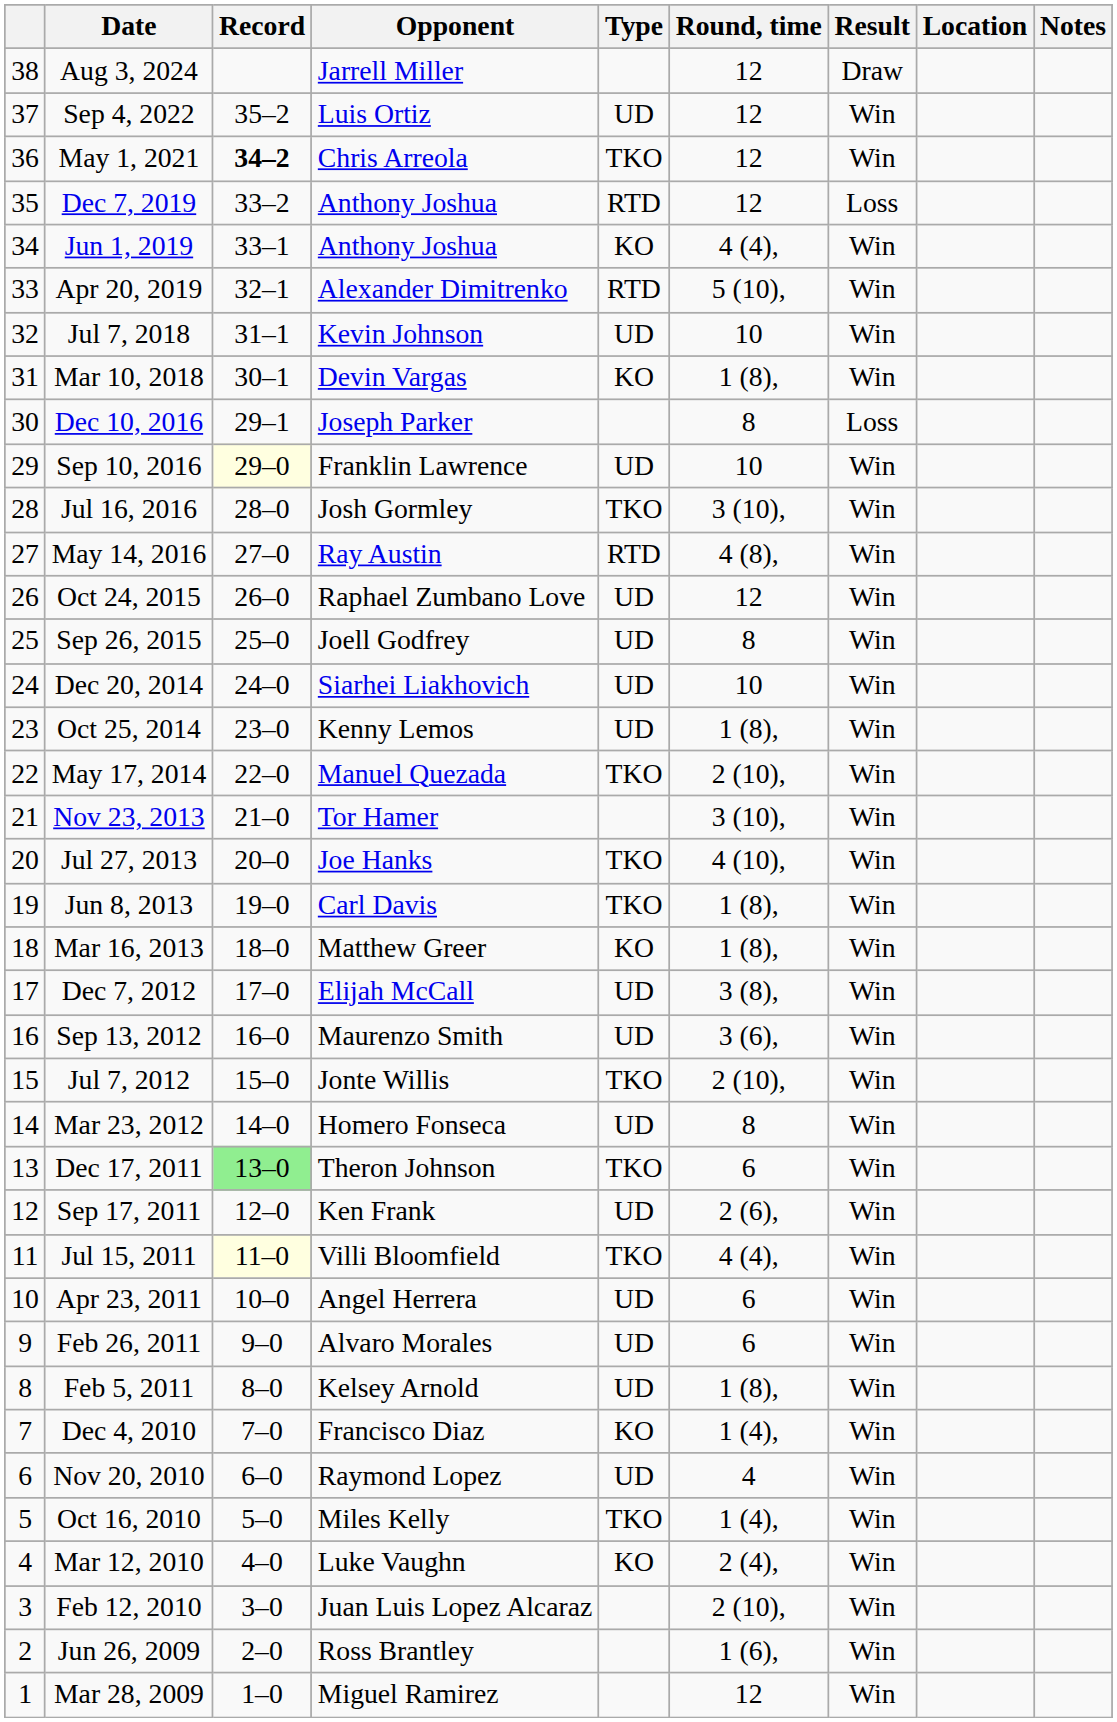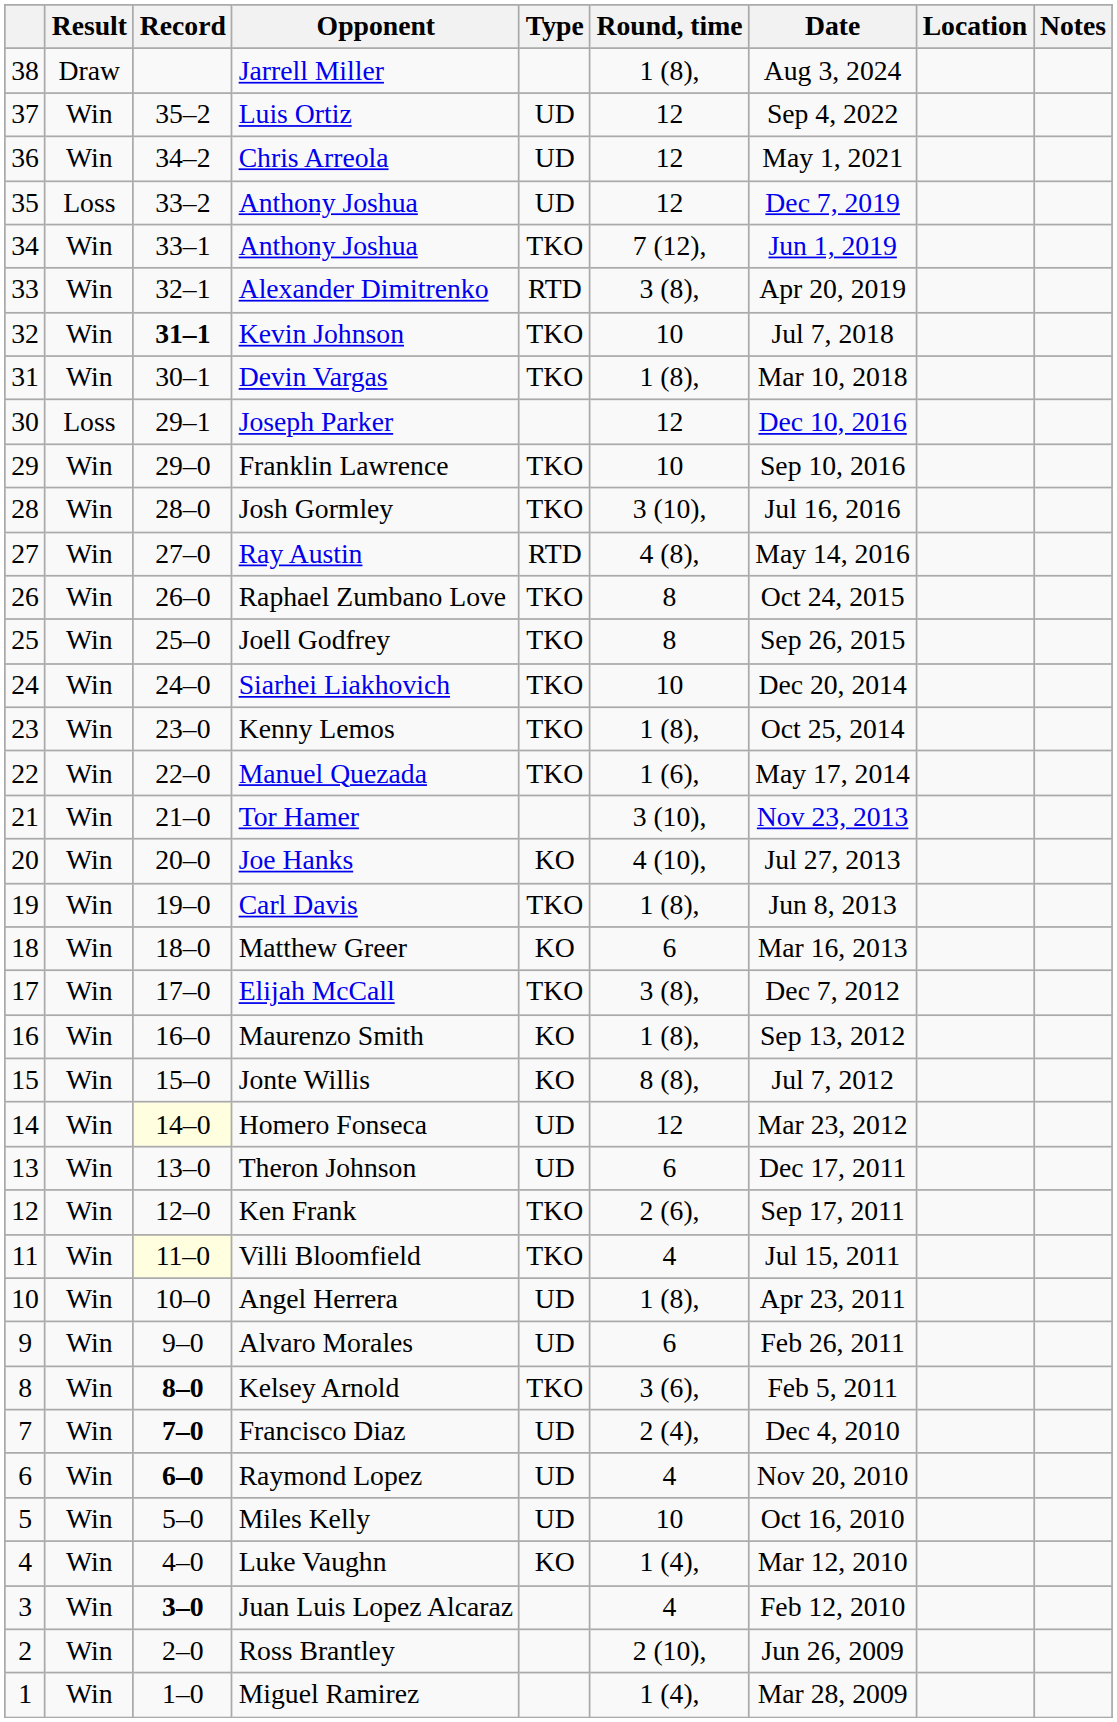columns swapped: (872, 26) <-> (129, 26)
(749, 70) 12 -> (670, 70) 1 (8),
(262, 158) bold -> (183, 158) normal
(634, 158) TKO -> (555, 158) UD
(634, 202) RTD -> (555, 202) UD
(634, 245) KO -> (555, 245) TKO
(749, 245) 4 (4), -> (670, 245) 7 (12),
(749, 289) 5 (10), -> (670, 289) 3 (8),
(262, 333) normal -> (183, 333) bold
(634, 333) UD -> (555, 333) TKO
(634, 377) KO -> (555, 377) TKO
(749, 421) 8 -> (670, 421) 12
(262, 465) lightyellow background -> (183, 465) no background
(634, 465) UD -> (555, 465) TKO
(634, 597) UD -> (555, 597) TKO
(749, 597) 12 -> (670, 597) 8
(634, 641) UD -> (555, 641) TKO
(634, 684) UD -> (555, 684) TKO
(634, 728) UD -> (555, 728) TKO
(749, 772) 2 (10), -> (670, 772) 1 (6),
(634, 860) TKO -> (555, 860) KO
(749, 948) 1 (8), -> (670, 948) 6
(634, 992) UD -> (555, 992) TKO
(634, 1036) UD -> (555, 1036) KO
(749, 1036) 3 (6), -> (670, 1036) 1 (8),
(634, 1080) TKO -> (555, 1080) KO
(749, 1080) 2 (10), -> (670, 1080) 8 (8),
(262, 1123) no background -> (183, 1123) lightyellow background
(749, 1123) 8 -> (670, 1123) 12
(262, 1167) lightgreen background -> (183, 1167) no background
(634, 1167) TKO -> (555, 1167) UD
(634, 1211) UD -> (555, 1211) TKO
(749, 1255) 4 (4), -> (670, 1255) 4
(749, 1299) 6 -> (670, 1299) 1 (8),
(262, 1387) normal -> (183, 1387) bold
(634, 1387) UD -> (555, 1387) TKO
(749, 1387) 1 (8), -> (670, 1387) 3 (6),
(262, 1431) normal -> (183, 1431) bold
(634, 1431) KO -> (555, 1431) UD
(749, 1431) 1 (4), -> (670, 1431) 2 (4),
(262, 1475) normal -> (183, 1475) bold
(634, 1519) TKO -> (555, 1519) UD
(749, 1519) 1 (4), -> (670, 1519) 10
(749, 1562) 2 (4), -> (670, 1562) 1 (4),
(262, 1606) normal -> (183, 1606) bold
(749, 1606) 2 (10), -> (670, 1606) 4
(749, 1650) 1 (6), -> (670, 1650) 2 (10),
(749, 1694) 12 -> (670, 1694) 1 (4),
